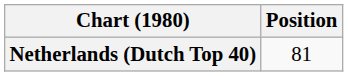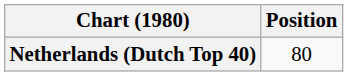(302, 53) 81 -> (302, 53) 80
